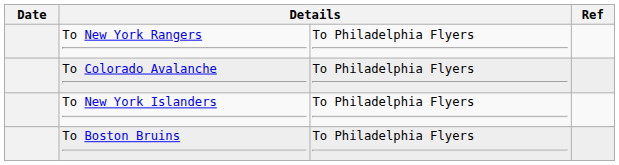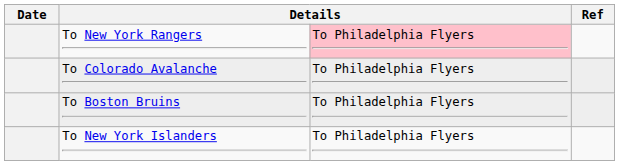(440, 38) no background -> (440, 38) pink background
rows swapped: (184, 106) <-> (184, 140)
